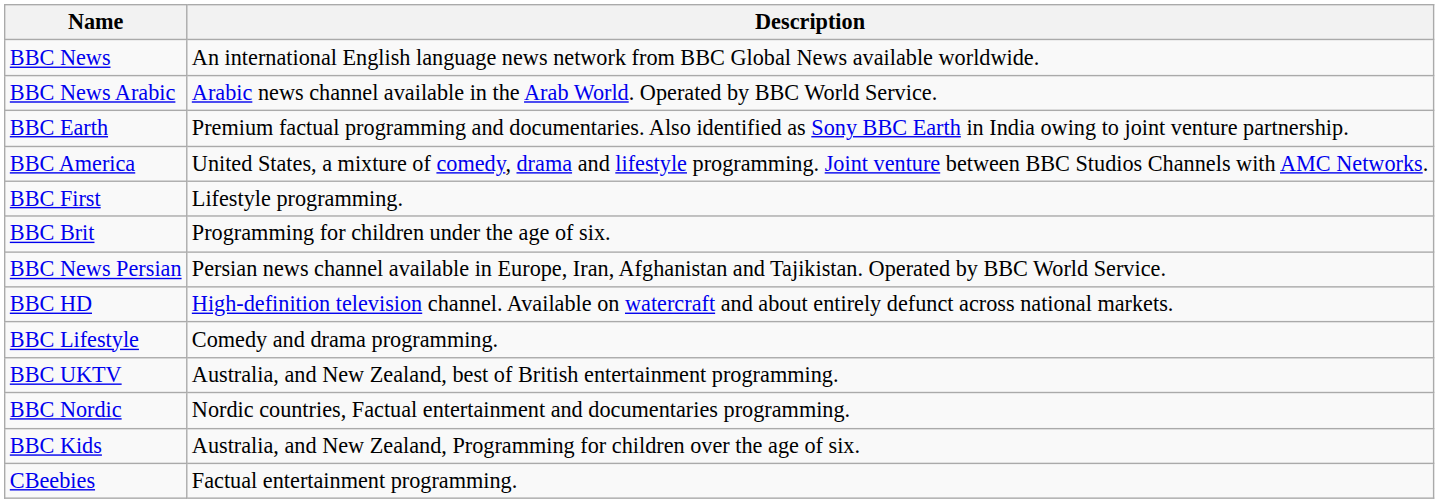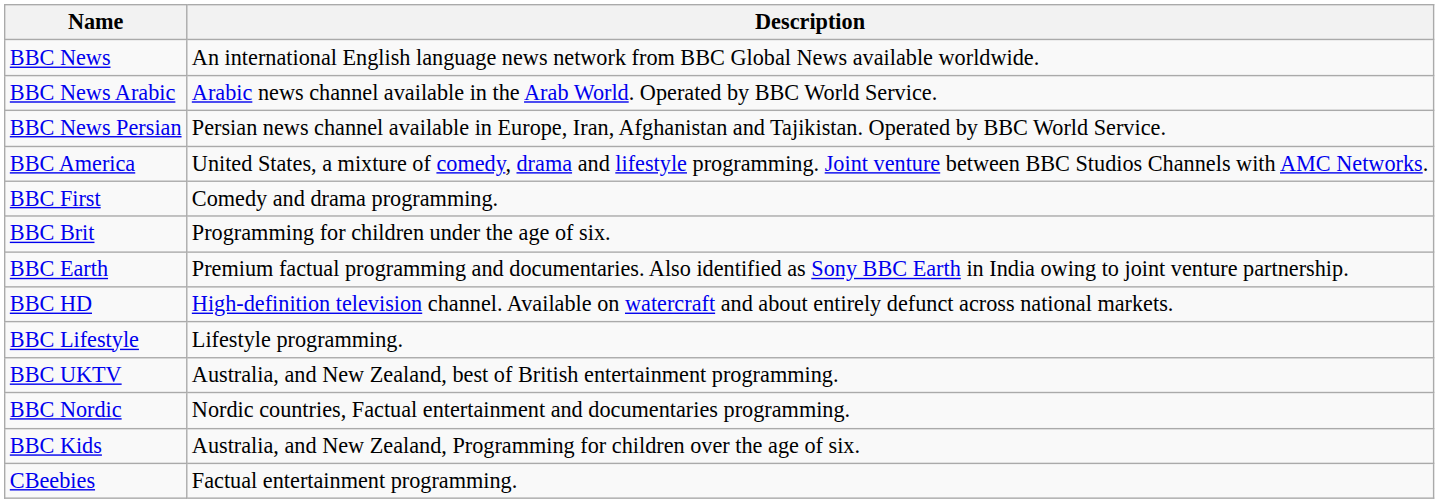rows swapped: (96, 269) <-> (59, 127)
(297, 198) Lifestyle programming. -> (345, 198) Comedy and drama programming.
(345, 339) Comedy and drama programming. -> (297, 339) Lifestyle programming.
